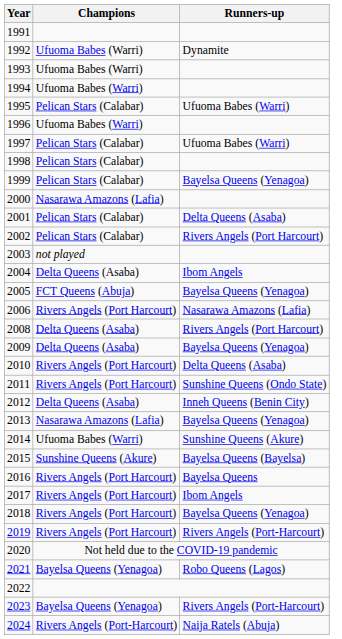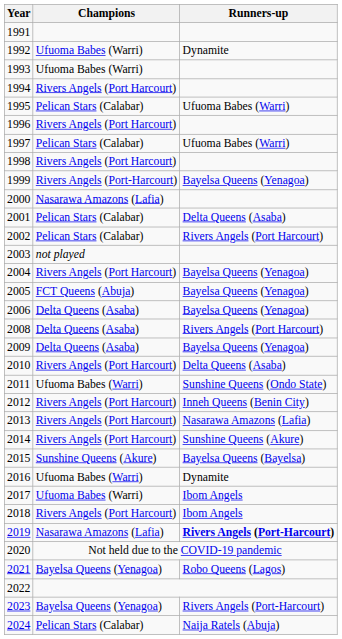(89, 87) Ufuoma Babes (Warri) -> (106, 87) Rivers Angels (Port Harcourt)
(89, 124) Ufuoma Babes (Warri) -> (106, 124) Rivers Angels (Port Harcourt)
(90, 161) Pelican Stars (Calabar) -> (106, 161) Rivers Angels (Port Harcourt)
(90, 180) Pelican Stars (Calabar) -> (107, 180) Rivers Angels (Port-Harcourt)
(87, 273) Delta Queens (Asaba) -> (106, 273) Rivers Angels (Port Harcourt)
(213, 273) Ibom Angels -> (246, 273) Bayelsa Queens (Yenagoa)
(106, 310) Rivers Angels (Port Harcourt) -> (87, 310) Delta Queens (Asaba)
(246, 310) Nasarawa Amazons (Lafia) -> (246, 310) Bayelsa Queens (Yenagoa)
(106, 384) Rivers Angels (Port Harcourt) -> (89, 384) Ufuoma Babes (Warri)
(87, 402) Delta Queens (Asaba) -> (106, 402) Rivers Angels (Port Harcourt)
(100, 421) Nasarawa Amazons (Lafia) -> (106, 421) Rivers Angels (Port Harcourt)
(246, 421) Bayelsa Queens (Yenagoa) -> (246, 421) Nasarawa Amazons (Lafia)
(89, 439) Ufuoma Babes (Warri) -> (106, 439) Rivers Angels (Port Harcourt)
(106, 476) Rivers Angels (Port Harcourt) -> (89, 476) Ufuoma Babes (Warri)
(220, 476) Bayelsa Queens -> (206, 476) Dynamite
(106, 495) Rivers Angels (Port Harcourt) -> (89, 495) Ufuoma Babes (Warri)
(246, 513) Bayelsa Queens (Yenagoa) -> (213, 513) Ibom Angels
(106, 532) Rivers Angels (Port Harcourt) -> (100, 532) Nasarawa Amazons (Lafia)
(253, 532) normal -> (258, 532) bold
(107, 625) Rivers Angels (Port-Harcourt) -> (90, 625) Pelican Stars (Calabar)
